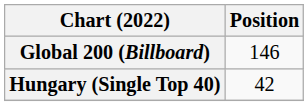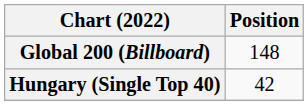(264, 52) 146 -> (264, 52) 148
